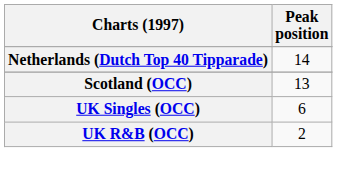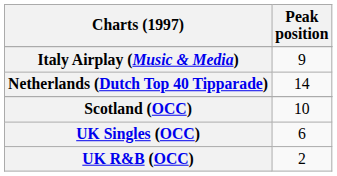+ row: (138, 59)
(302, 84) 13 -> (302, 109) 10
